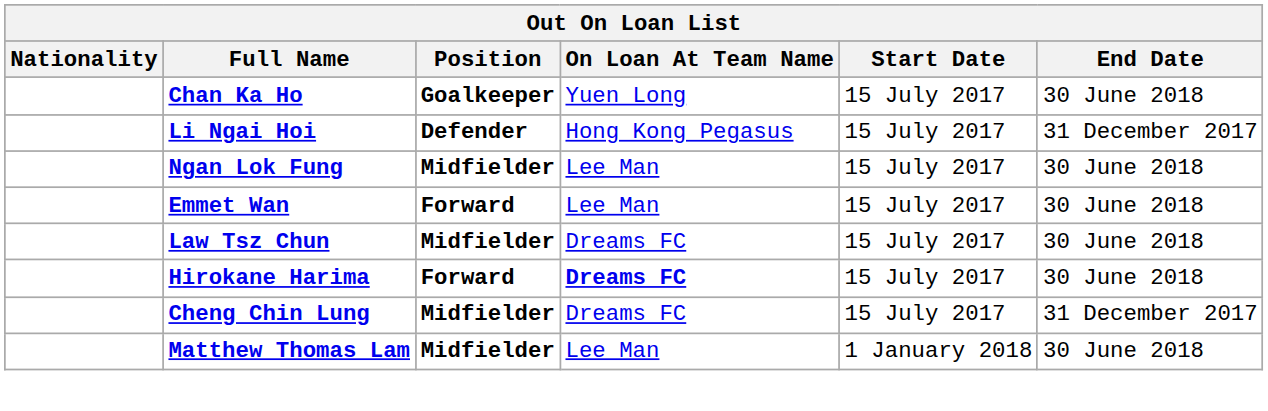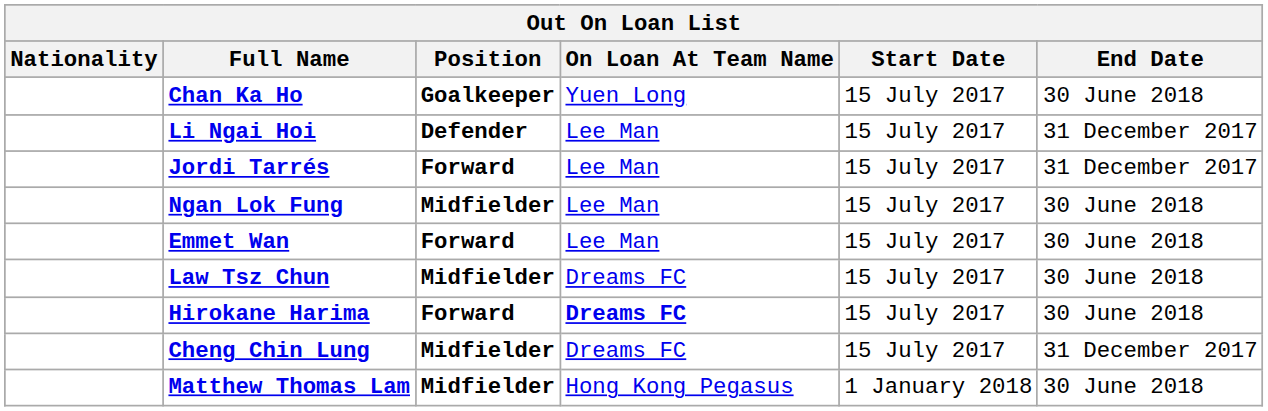(680, 132) Hong Kong Pegasus -> (612, 132) Lee Man
+ row: (249, 169)
(612, 351) Lee Man -> (680, 388) Hong Kong Pegasus
